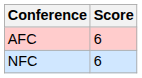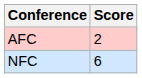(98, 38) 6 -> (98, 38) 2
